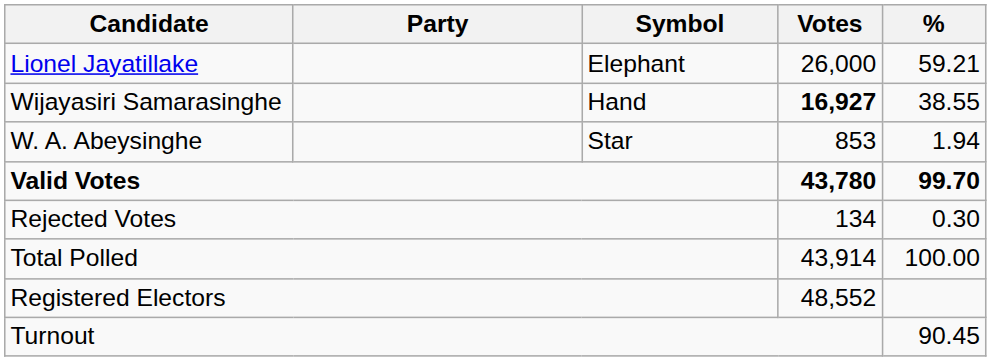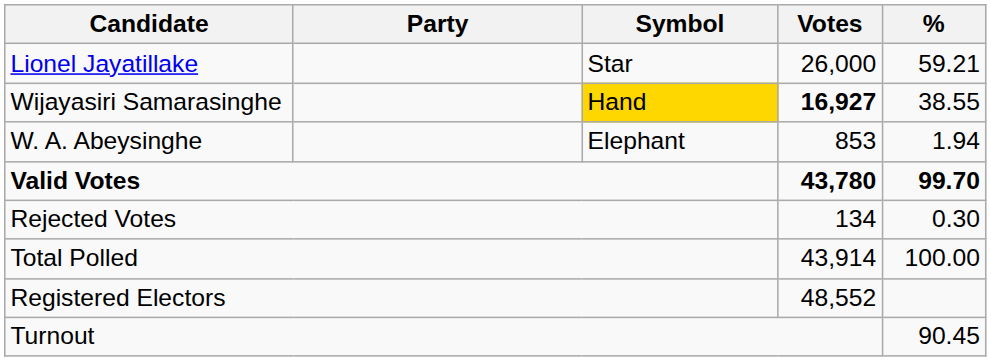(636, 63) Elephant -> (610, 63) Star
(617, 102) no background -> (617, 102) gold background
(610, 141) Star -> (636, 141) Elephant
